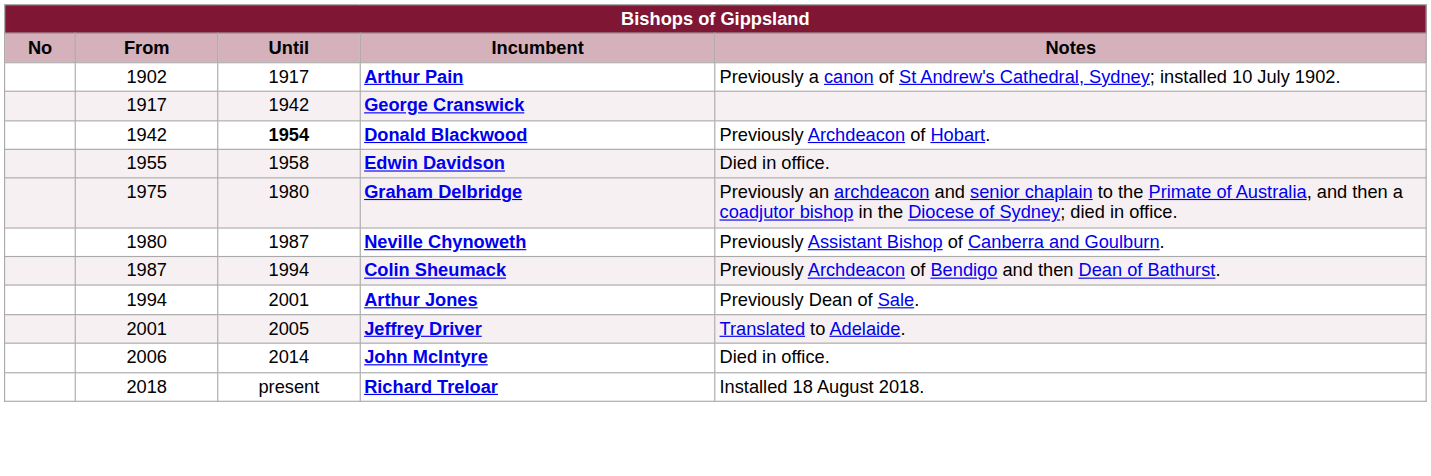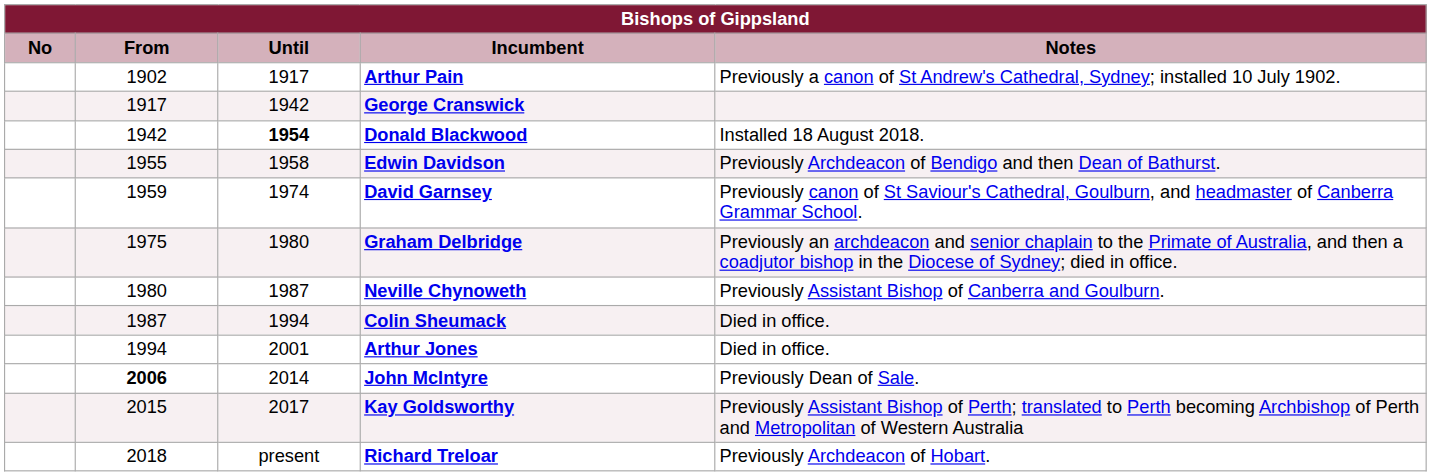(855, 134) Previously Archdeacon of Hobart. -> (822, 134) Installed 18 August 2018.
(775, 163) Died in office. -> (970, 163) Previously Archdeacon of Bendigo and then Dean of Bathurst.
+ row: (428, 192)
(970, 270) Previously Archdeacon of Bendigo and then Dean of Bathurst. -> (775, 320) Died in office.
(819, 299) Previously Dean of Sale. -> (775, 349) Died in office.
- row: (423, 328)
(147, 357) normal -> (147, 378) bold
(775, 357) Died in office. -> (819, 378) Previously Dean of Sale.
+ row: (439, 407)
(822, 386) Installed 18 August 2018. -> (855, 456) Previously Archdeacon of Hobart.
